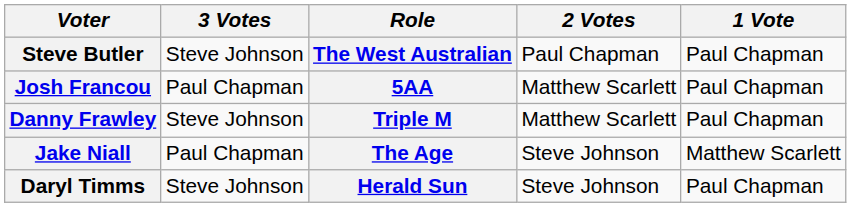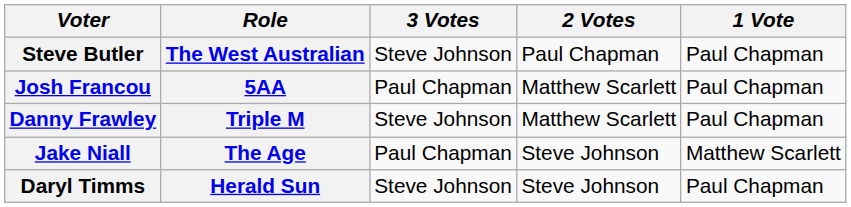columns swapped: (412, 20) <-> (235, 20)
